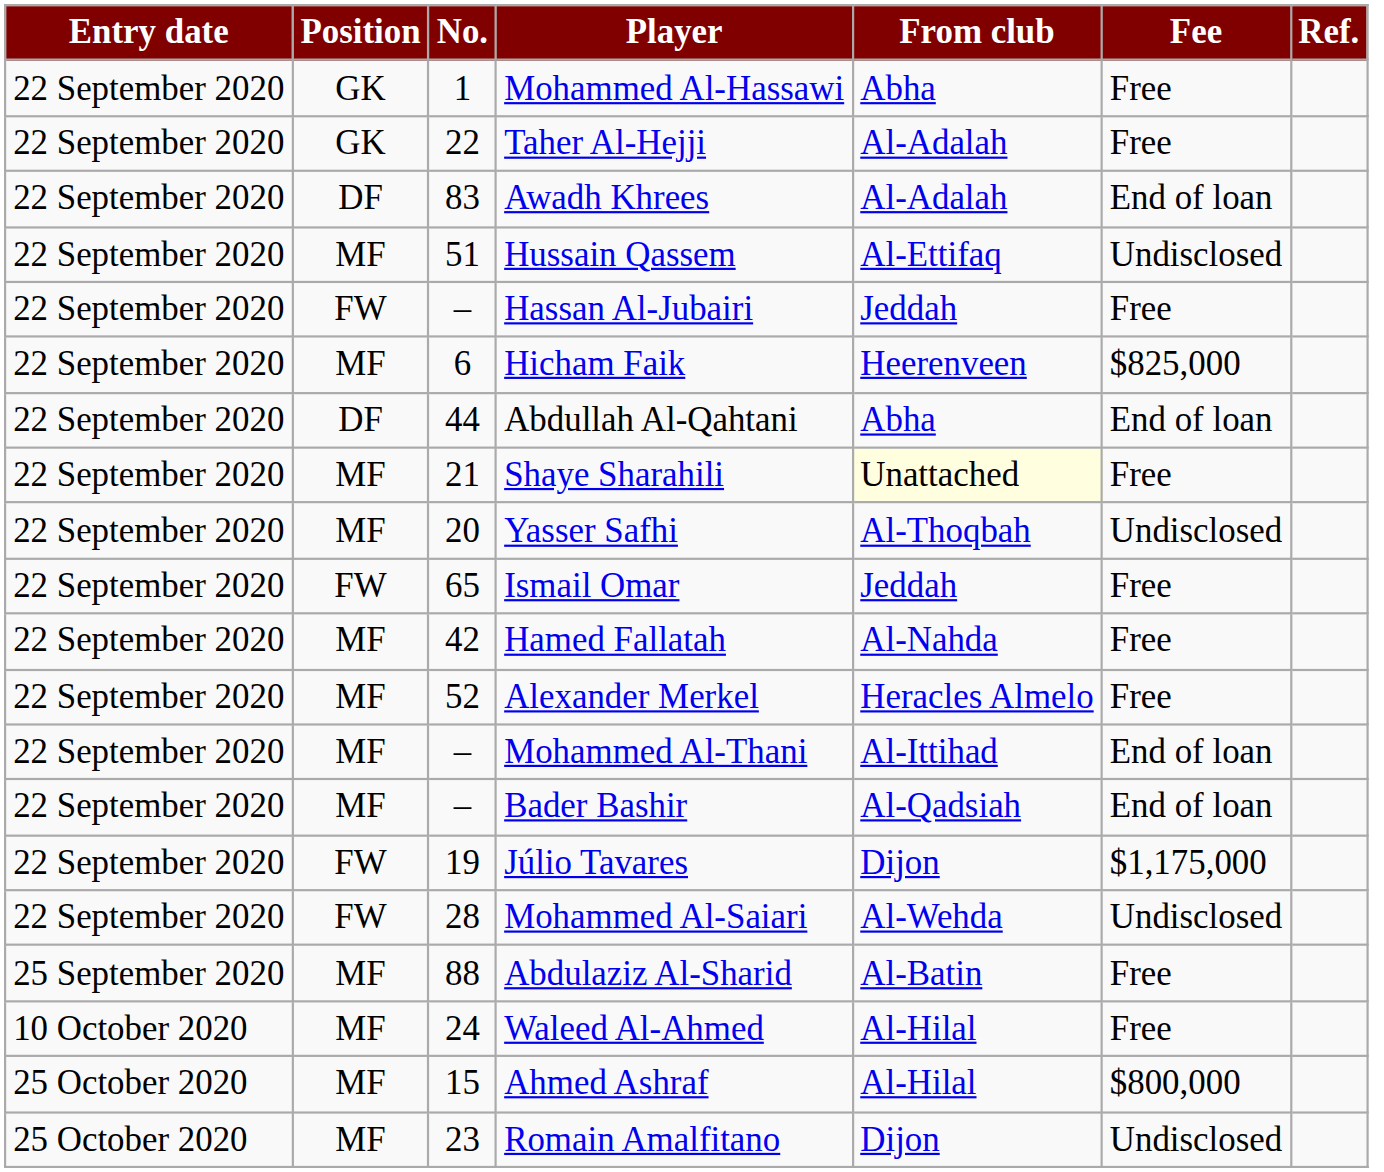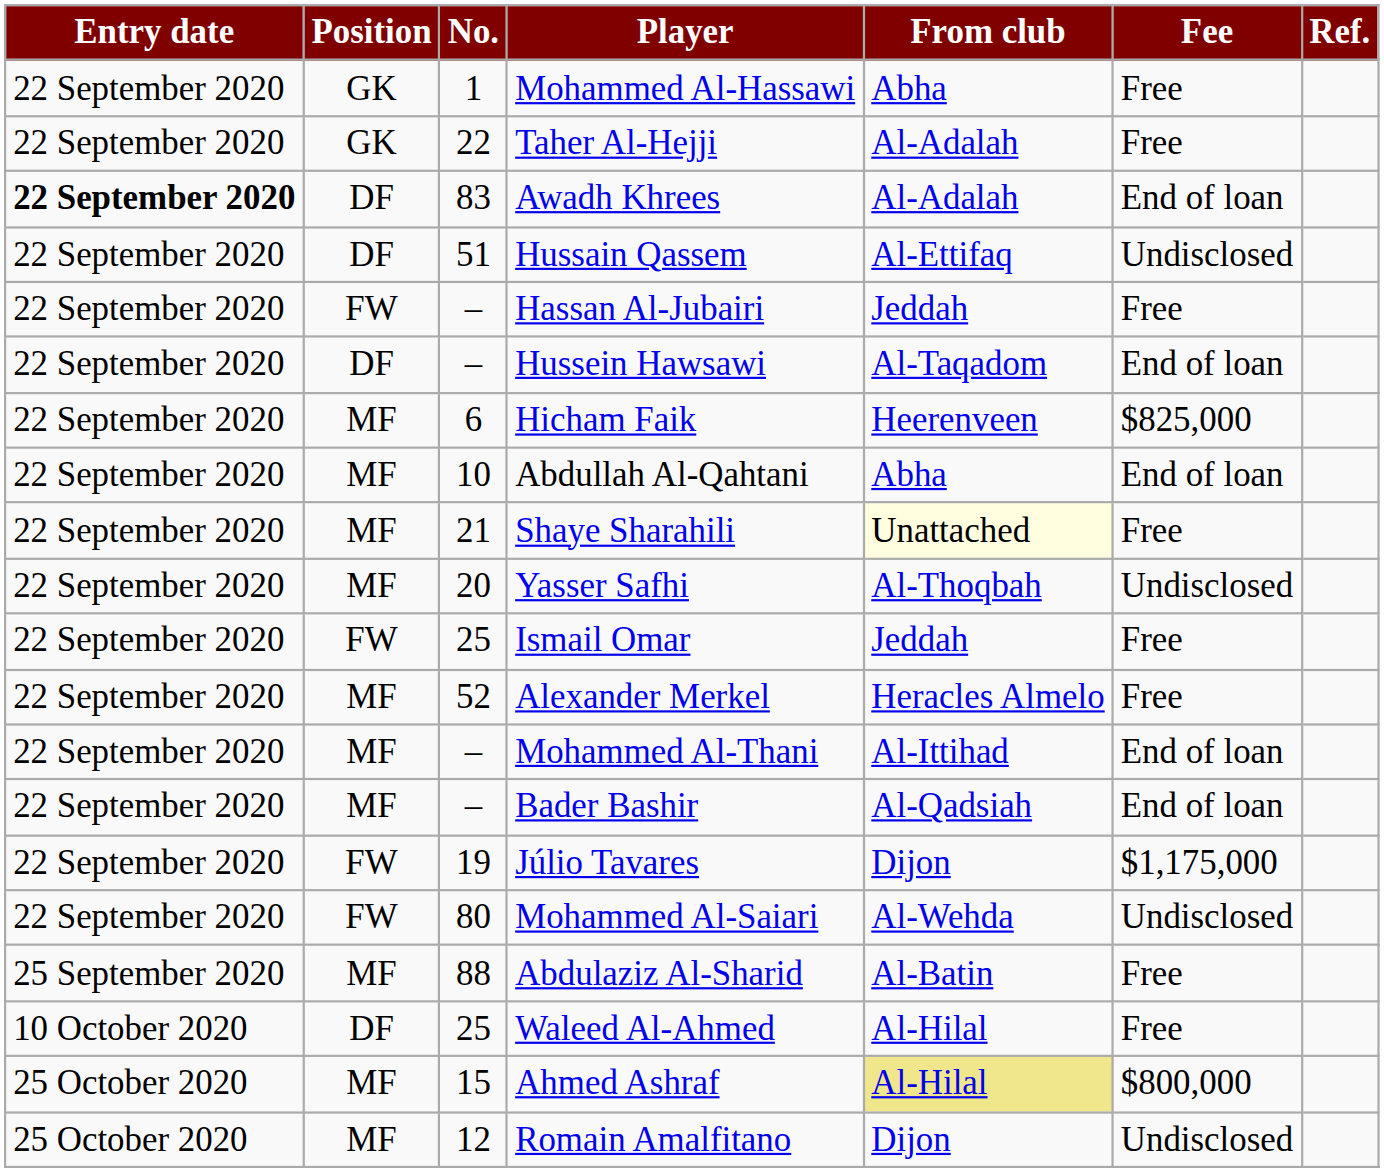(149, 198) normal -> (154, 198) bold
(361, 253) MF -> (372, 253) DF
+ row: (641, 364)
(361, 419) DF -> (372, 474) MF
(462, 419) 44 -> (473, 474) 10
(462, 585) 65 -> (473, 640) 25
- row: (615, 640)
(462, 917) 28 -> (473, 917) 80
(361, 1027) MF -> (372, 1027) DF
(462, 1027) 24 -> (473, 1027) 25
(918, 1083) no background -> (929, 1083) khaki background
(462, 1138) 23 -> (473, 1138) 12
